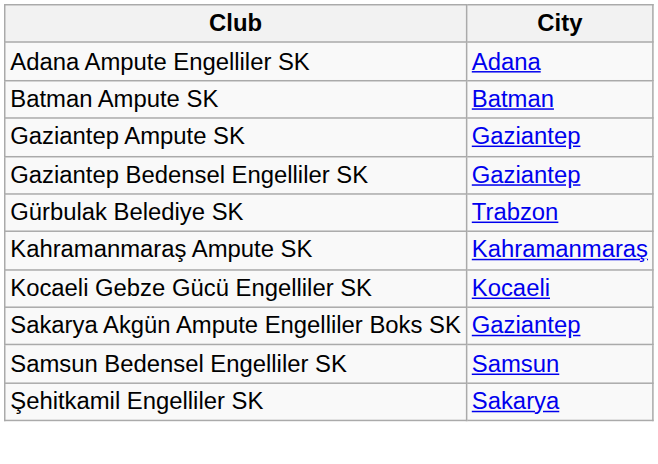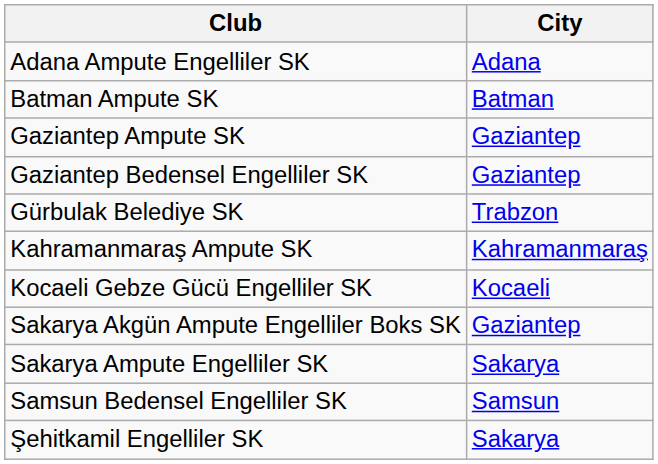+ row: (169, 363)
